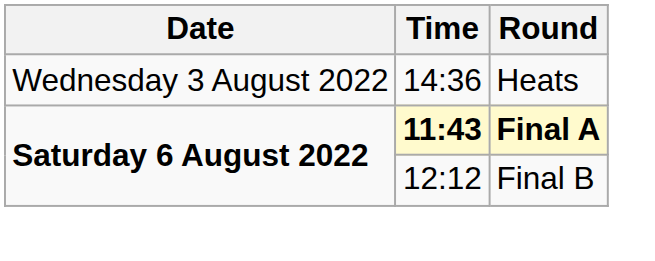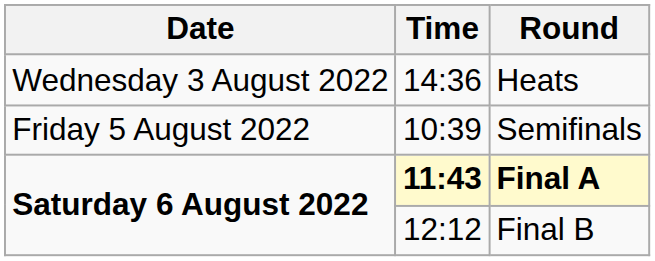+ row: (569, 129)
